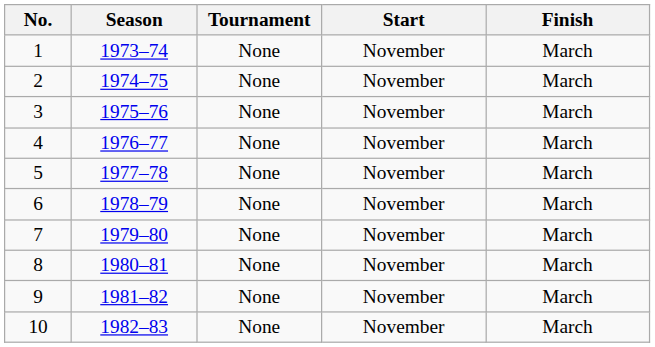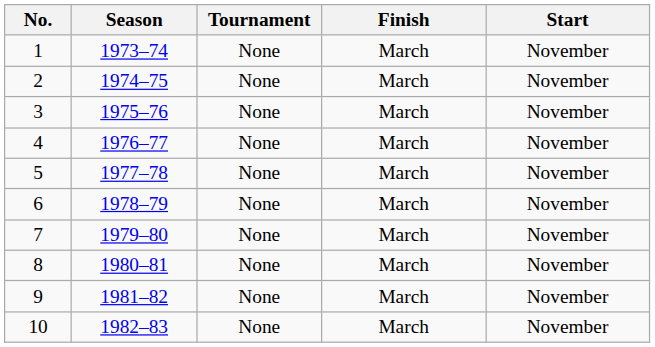columns swapped: (404, 19) <-> (567, 19)
